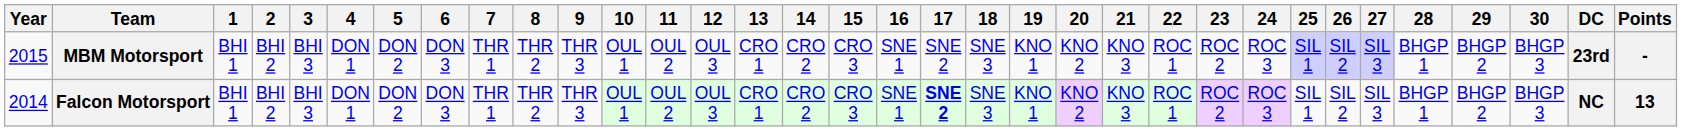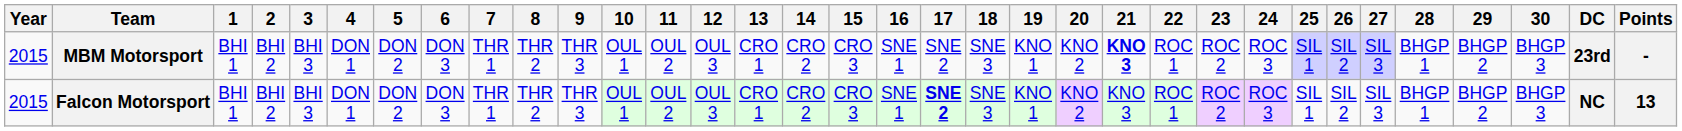(1126, 55) normal -> (1126, 55) bold
(28, 102) 2014 -> (28, 102) 2015
